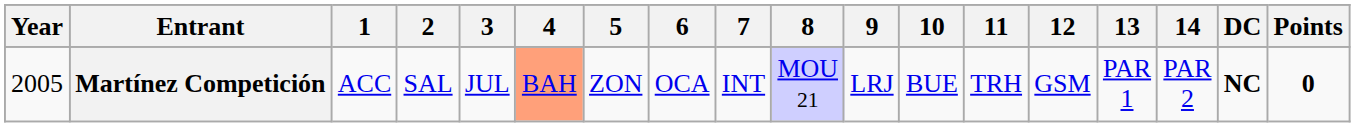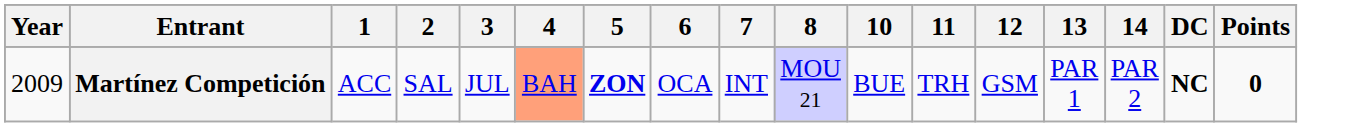- column: (872, 25)
(37, 83) 2005 -> (37, 83) 2009
(616, 83) normal -> (617, 83) bold
